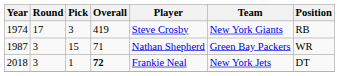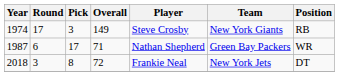(101, 29) 419 -> (101, 29) 149
(35, 46) 3 -> (35, 46) 6
(73, 46) 15 -> (73, 46) 17
(71, 63) 1 -> (71, 63) 8
(98, 63) bold -> (98, 63) normal
